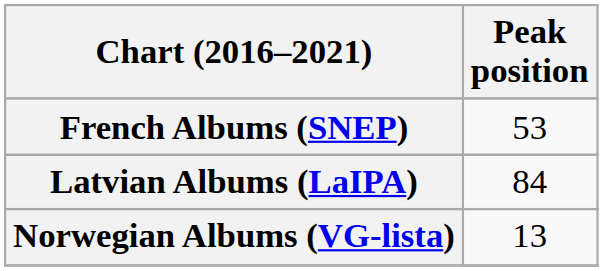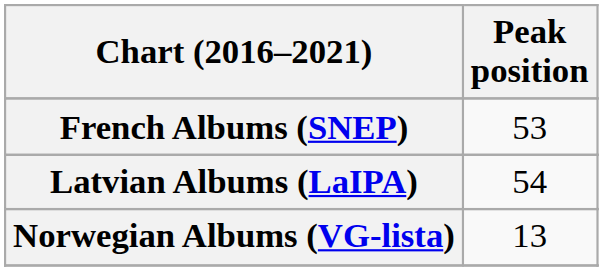(530, 181) 84 -> (530, 181) 54
